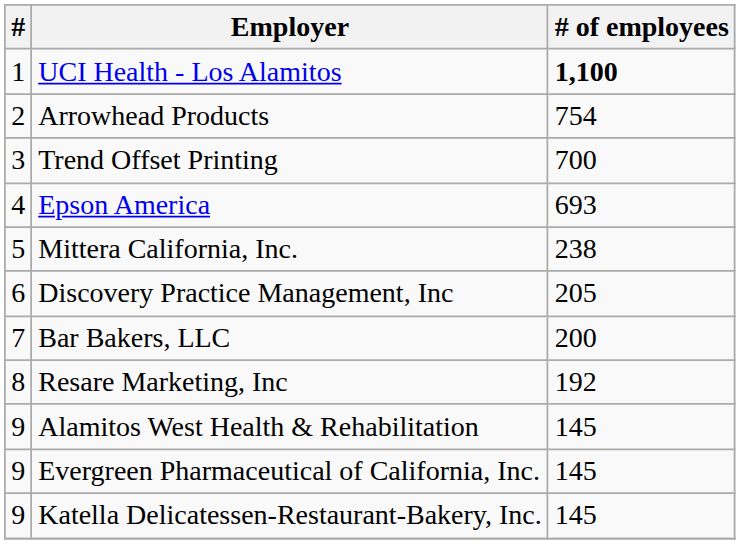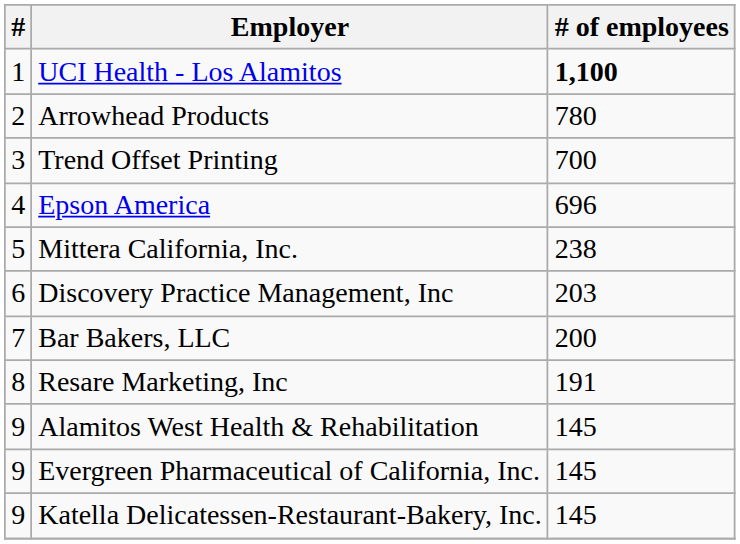(576, 115) 754 -> (576, 115) 780
(576, 204) 693 -> (576, 204) 696
(576, 293) 205 -> (576, 293) 203
(576, 381) 192 -> (576, 381) 191
